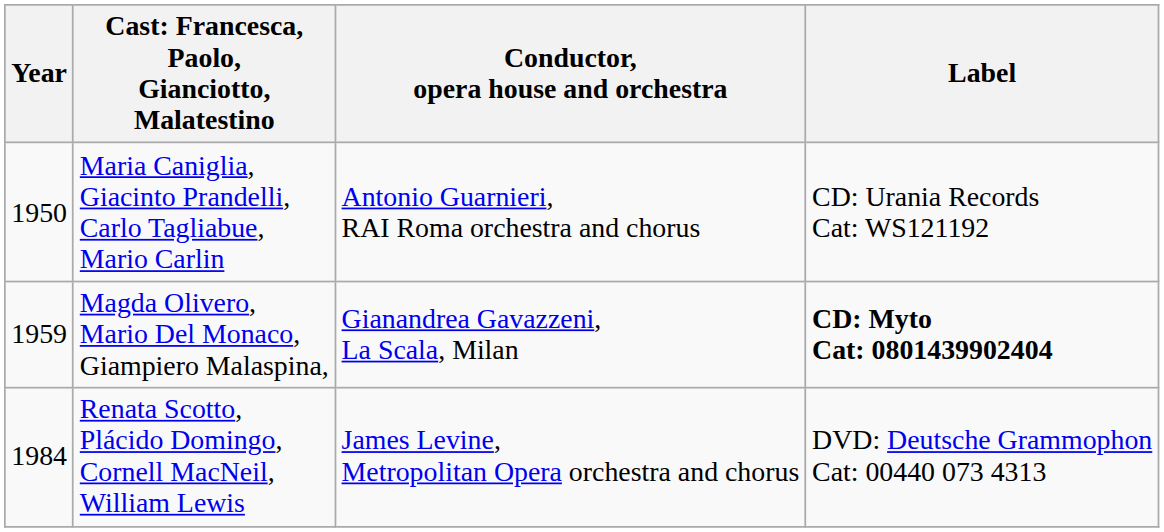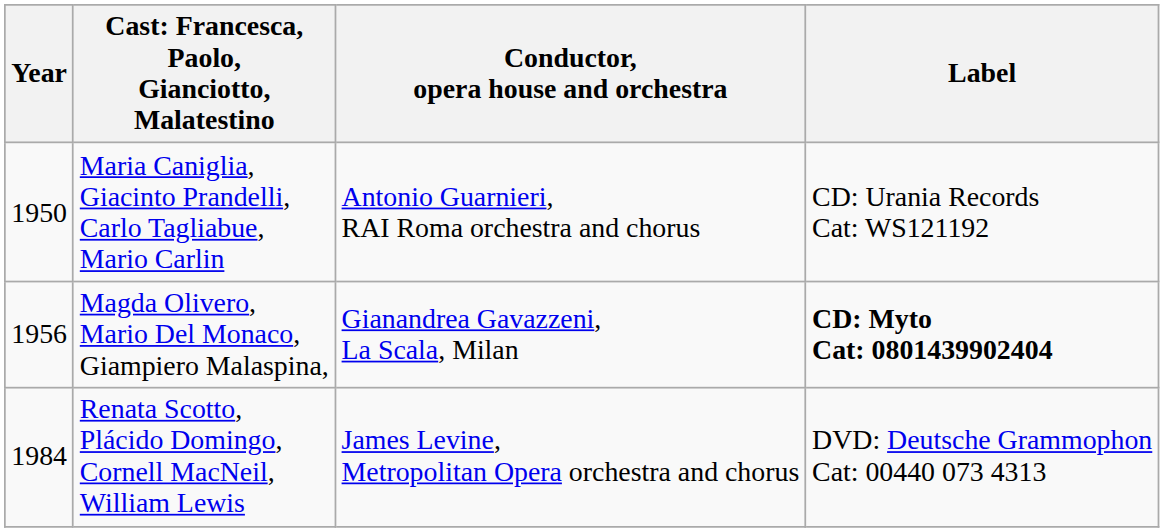(39, 334) 1959 -> (39, 334) 1956
